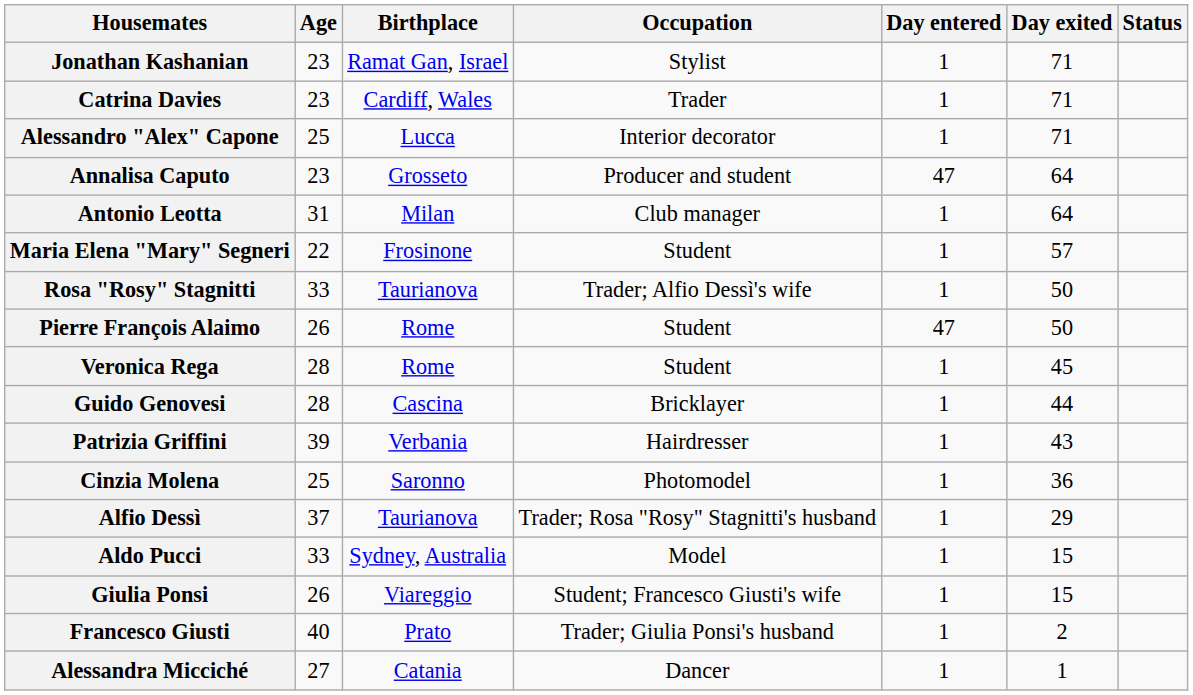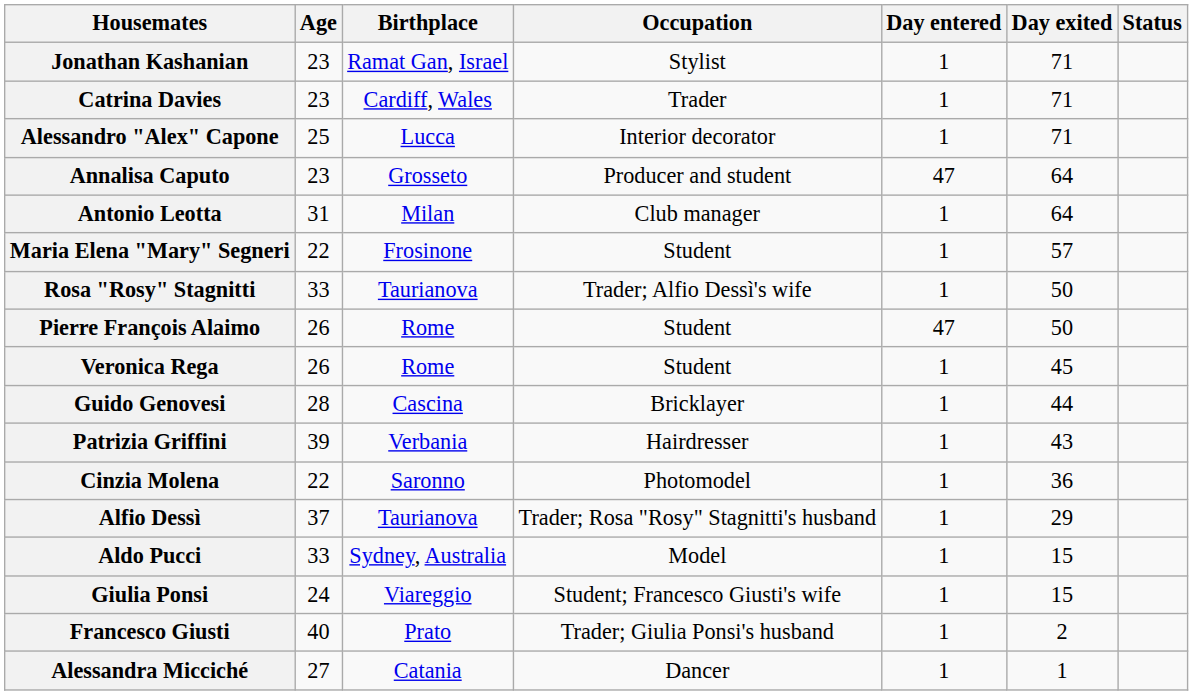(318, 365) 28 -> (318, 365) 26
(318, 480) 25 -> (318, 480) 22
(318, 594) 26 -> (318, 594) 24
